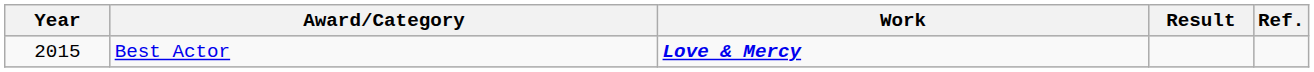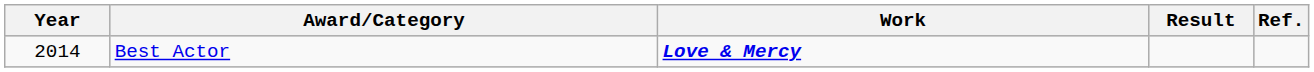(57, 52) 2015 -> (57, 52) 2014
